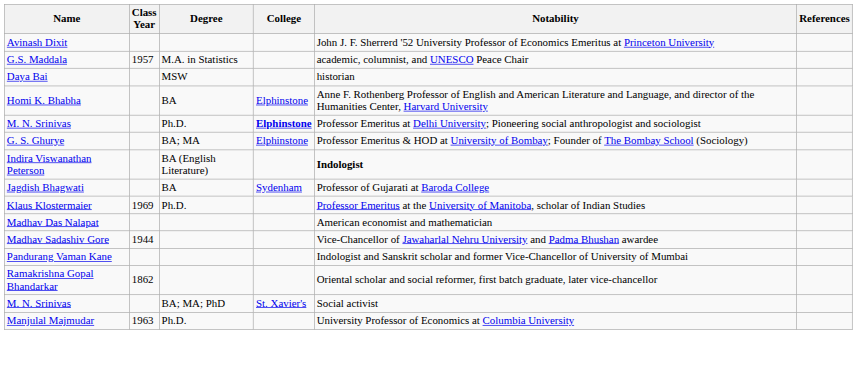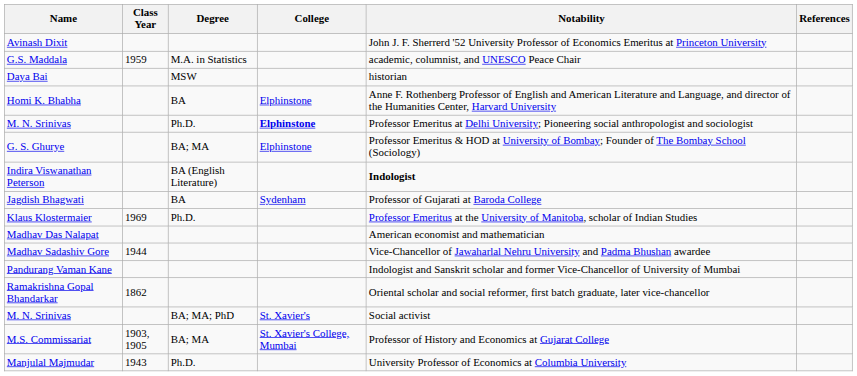(143, 59) 1957 -> (136, 59) 1959
+ row: (49, 339)
(143, 320) 1963 -> (136, 362) 1943
